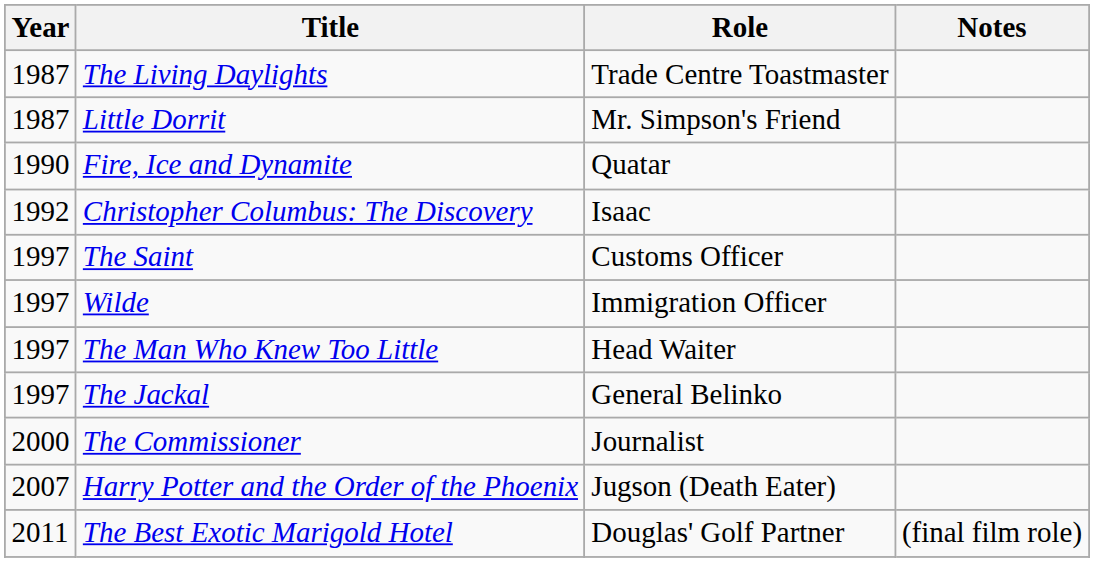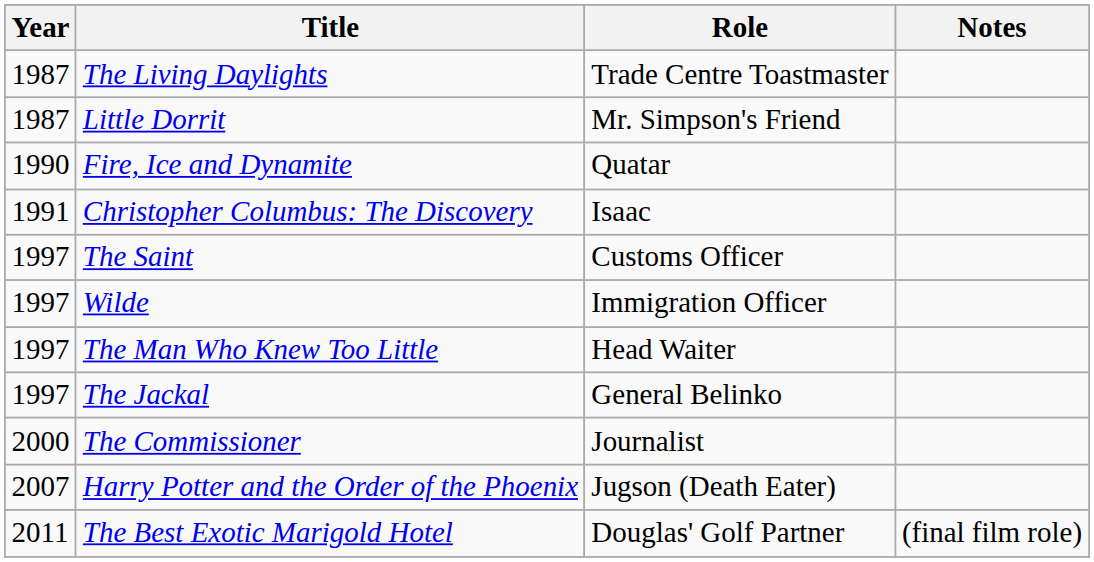(41, 211) 1992 -> (41, 211) 1991
